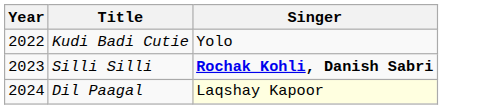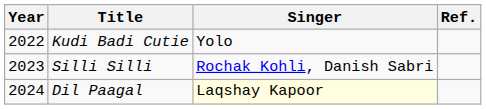+ column: (459, 17)
(315, 67) bold -> (315, 67) normal
